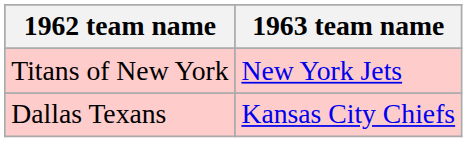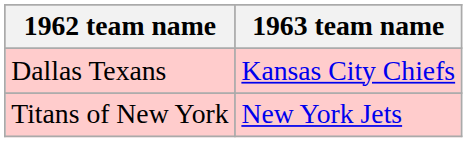rows swapped: (89, 114) <-> (120, 70)
